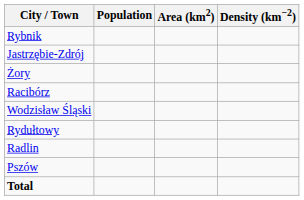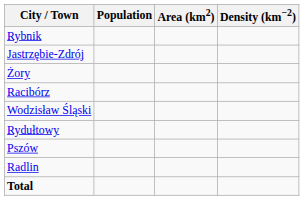rows swapped: (23, 148) <-> (23, 167)
